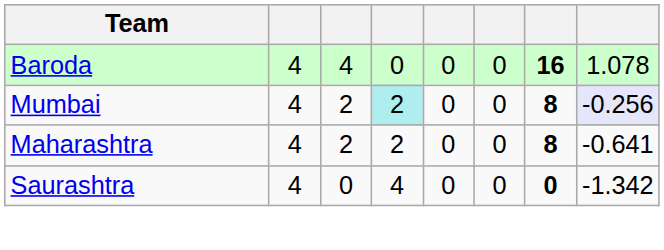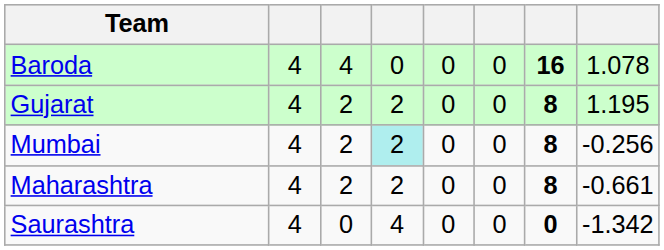+ row: (52, 104)
(618, 104) lavender background -> (618, 144) no background
(618, 144) -0.641 -> (618, 184) -0.661
